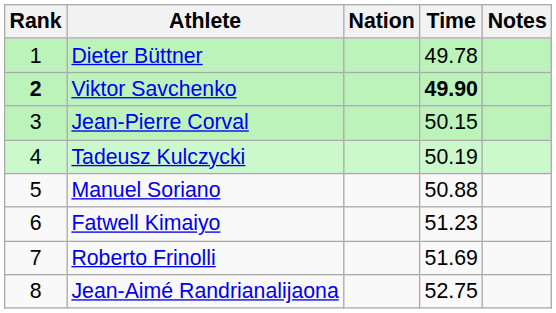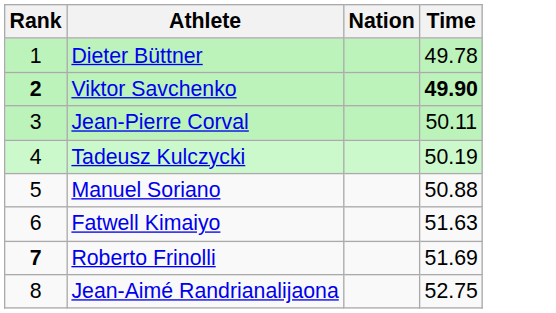- column: (517, 21)
(451, 122) 50.15 -> (451, 122) 50.11
(451, 223) 51.23 -> (451, 223) 51.63
(36, 257) normal -> (36, 257) bold
